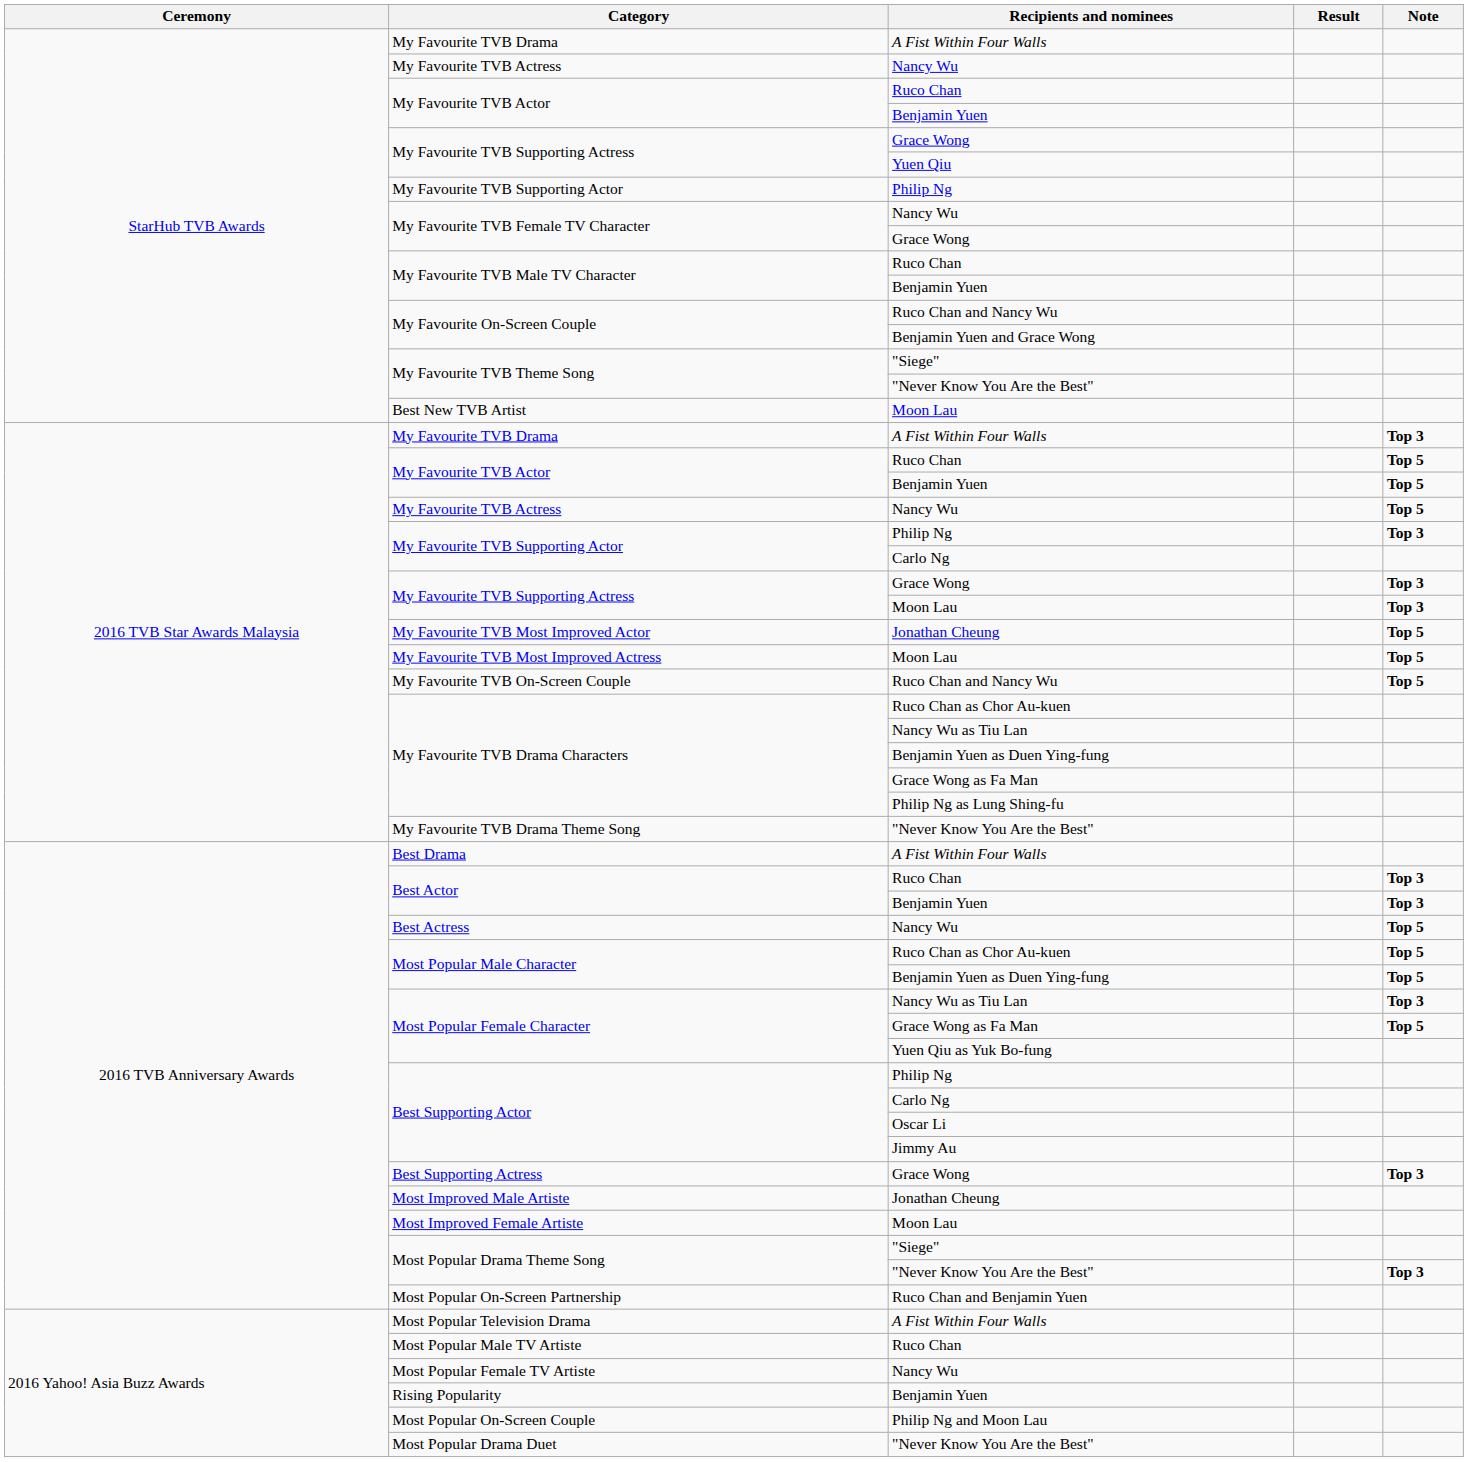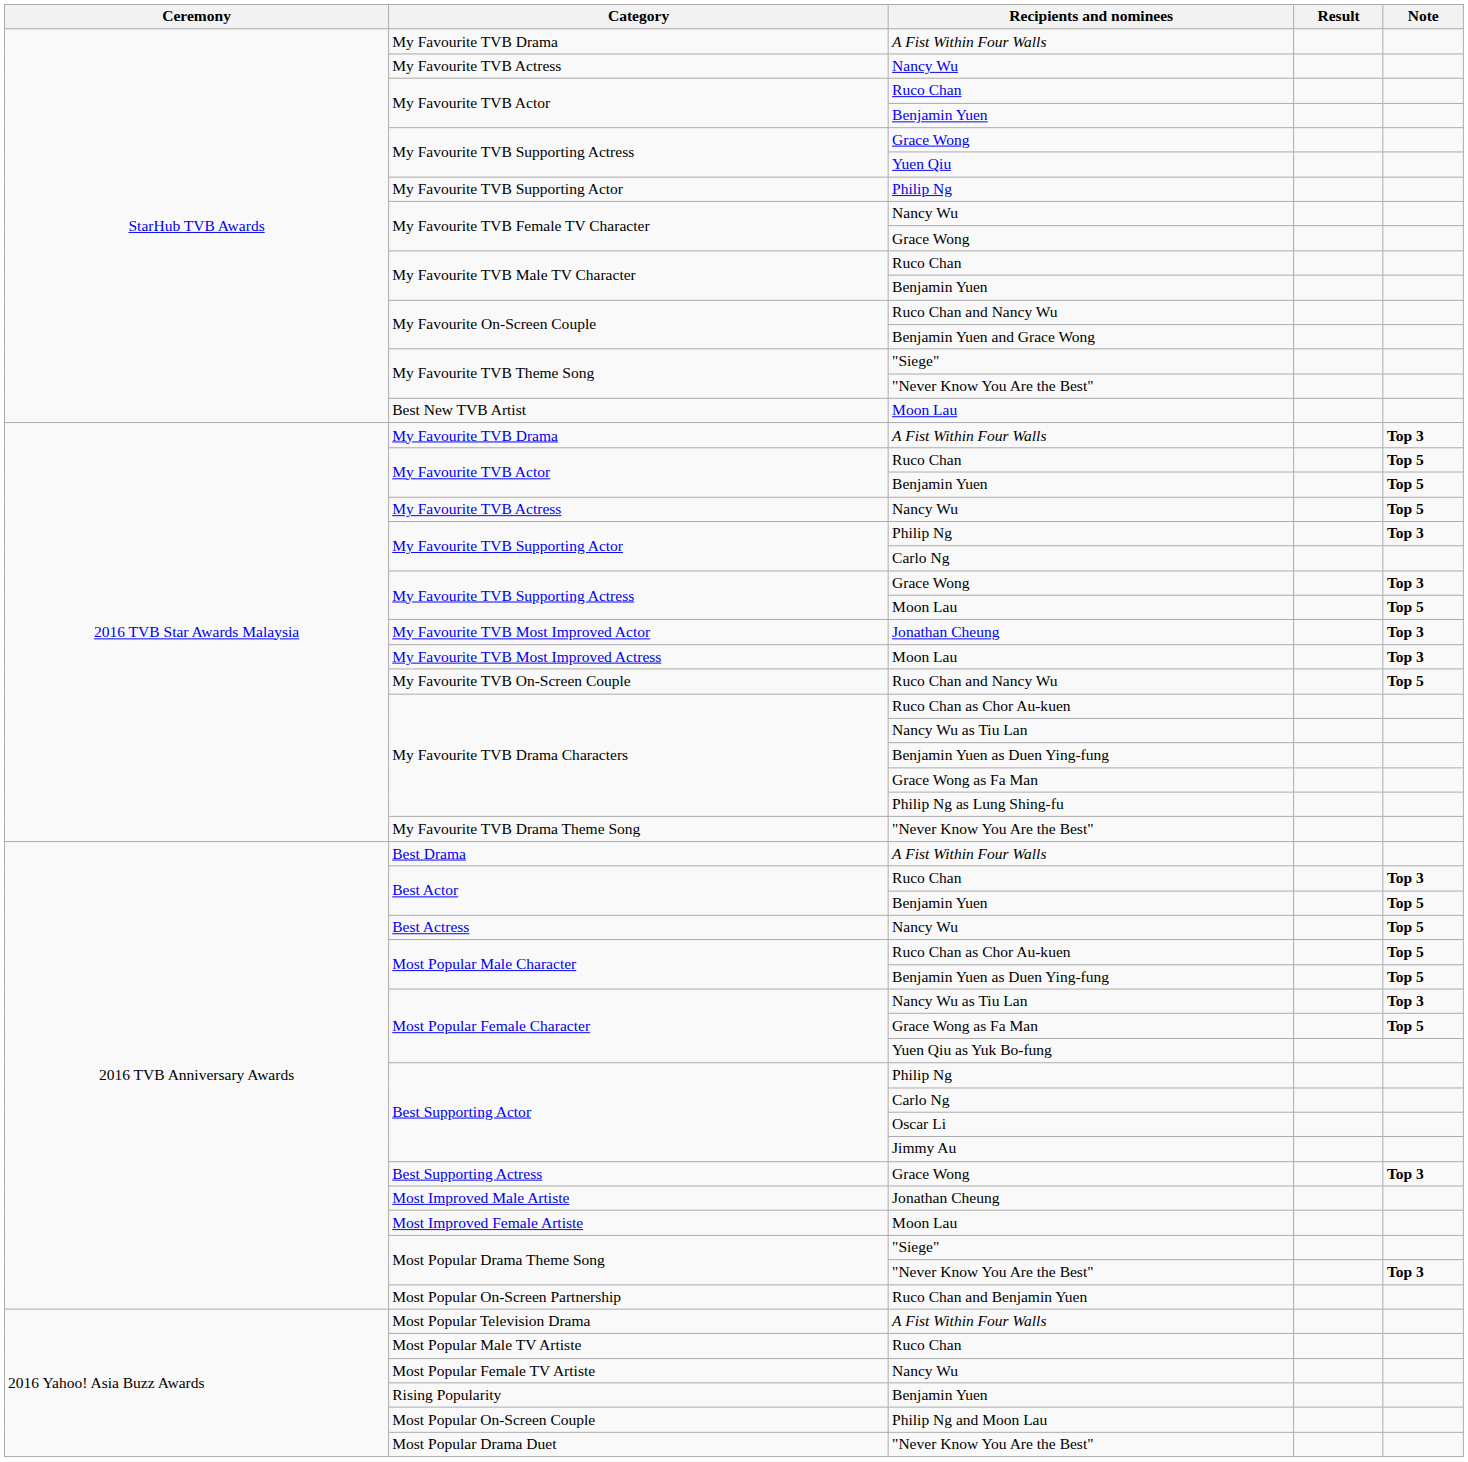(1405, 607) Top 3 -> (1405, 607) Top 5
(1405, 632) Top 5 -> (1405, 632) Top 3
(1405, 656) Top 5 -> (1405, 656) Top 3
(1405, 902) Top 3 -> (1405, 902) Top 5
